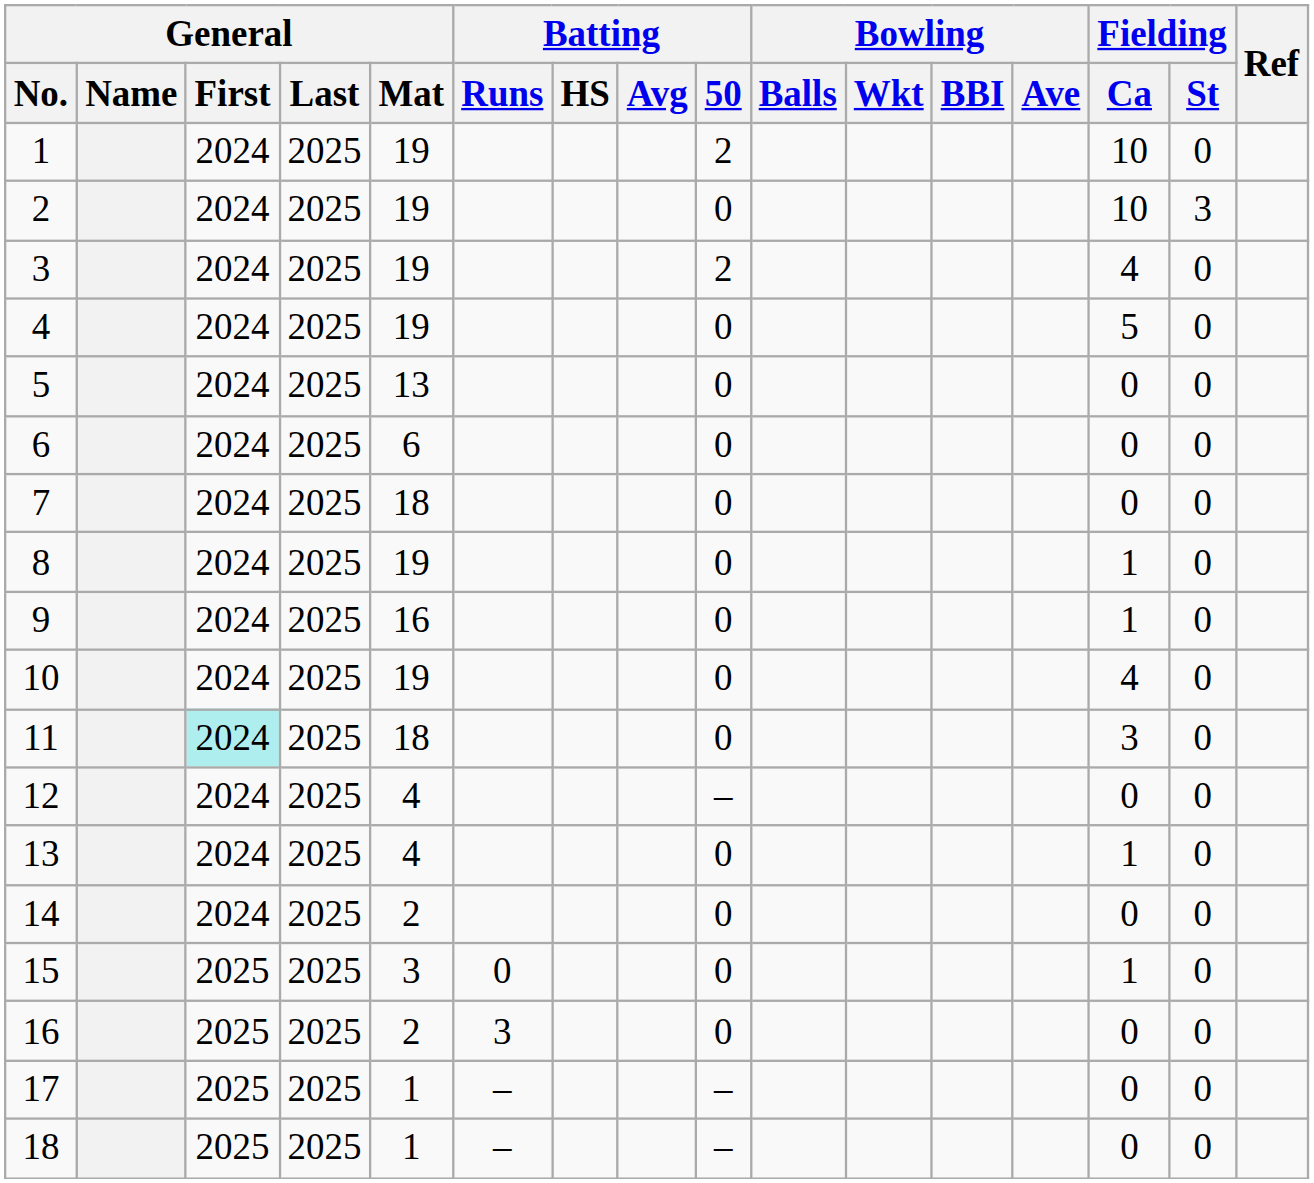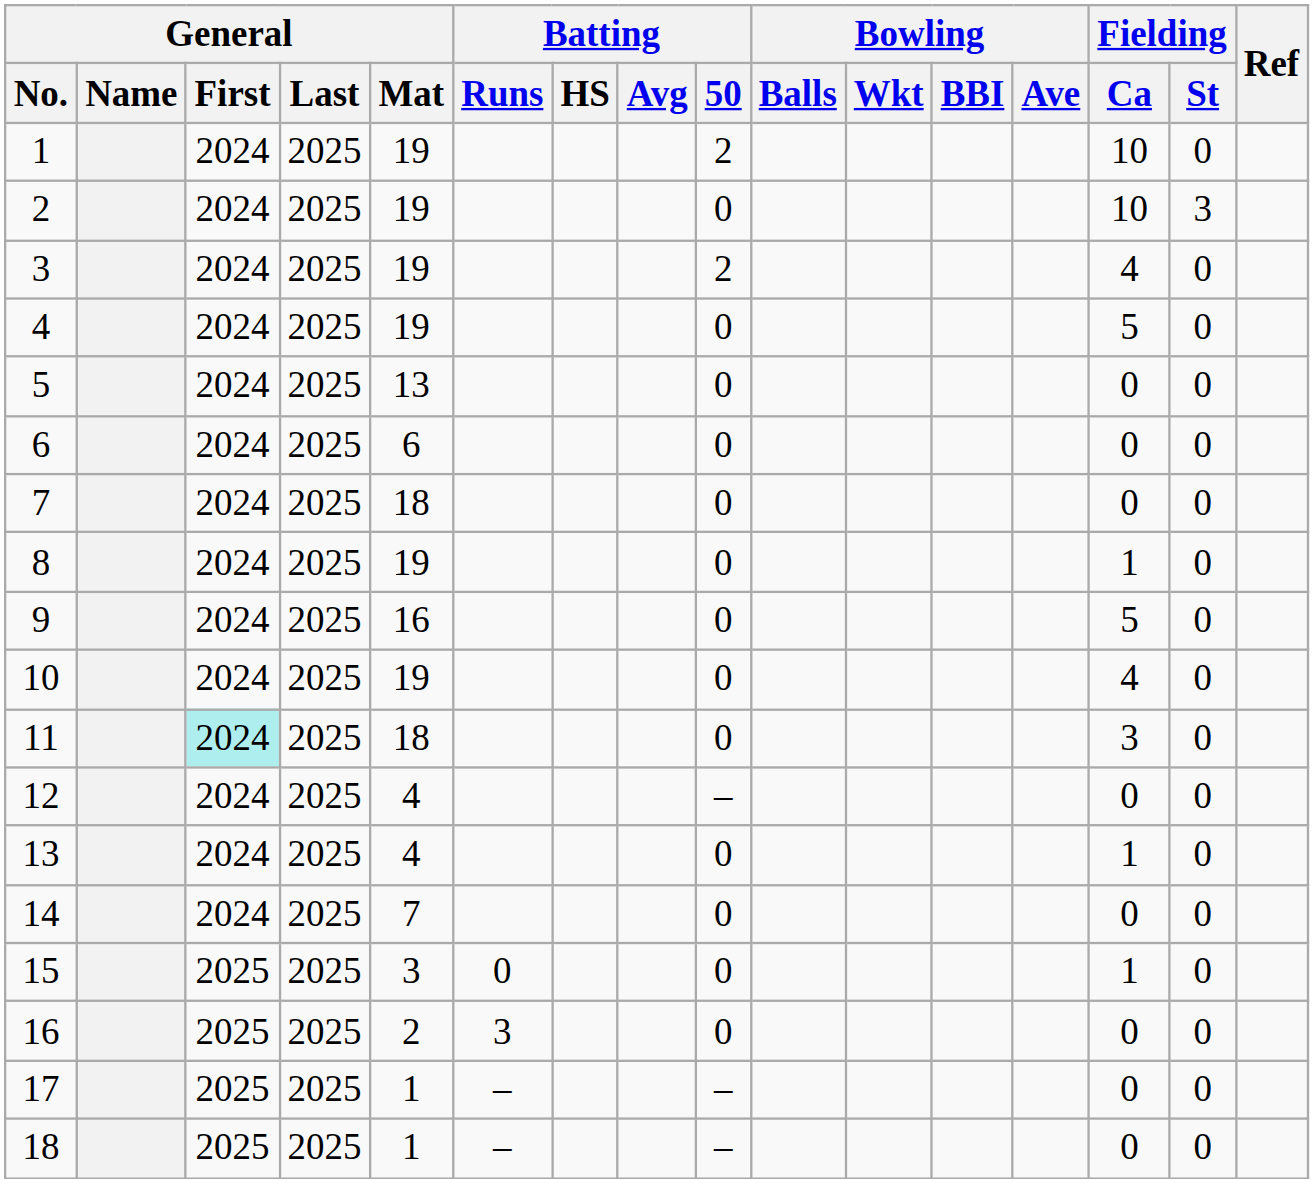(1129, 619) 1 -> (1129, 619) 5
(411, 913) 2 -> (411, 913) 7
